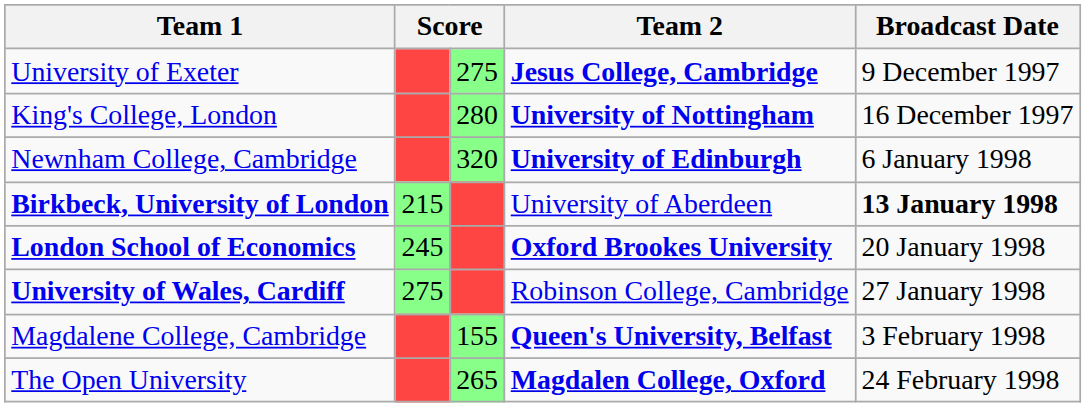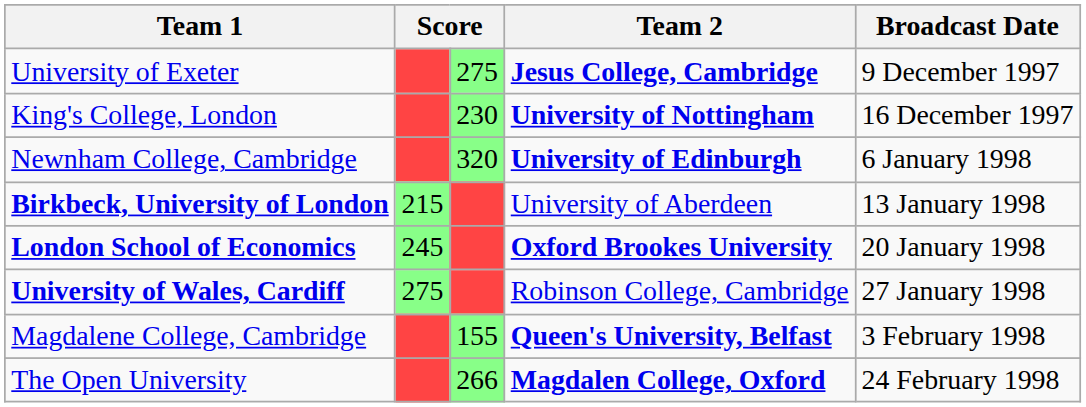(477, 114) 280 -> (477, 114) 230
(960, 203) bold -> (954, 203) normal
(477, 379) 265 -> (477, 379) 266
